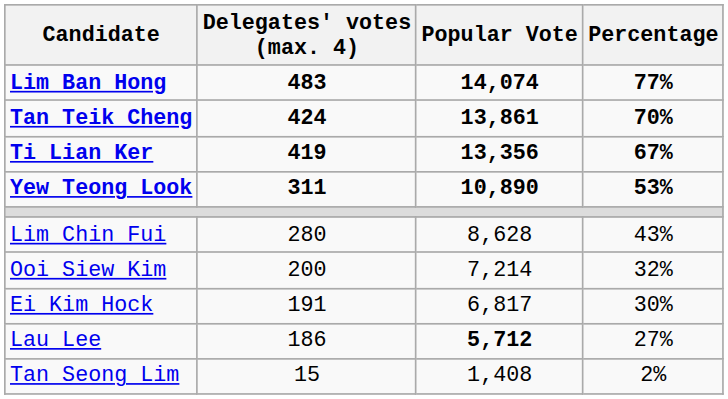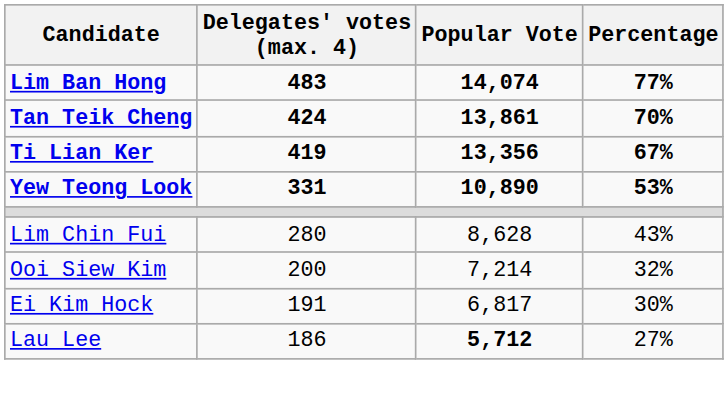(307, 189) 311 -> (307, 189) 331
- row: (95, 376)
